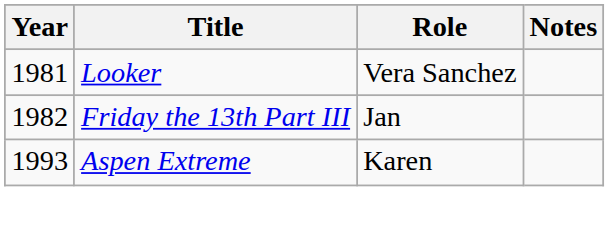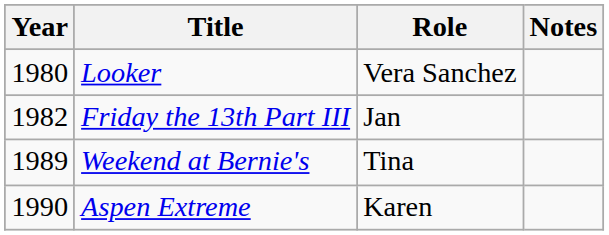(40, 71) 1981 -> (40, 71) 1980
+ row: (195, 161)
(40, 161) 1993 -> (40, 206) 1990
